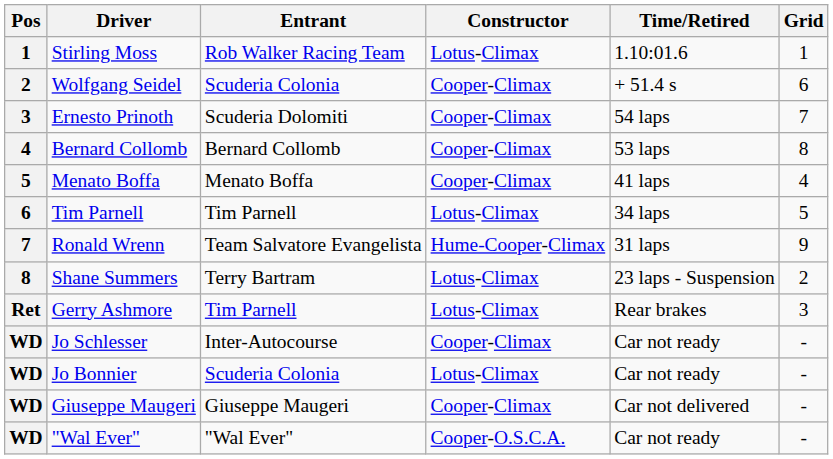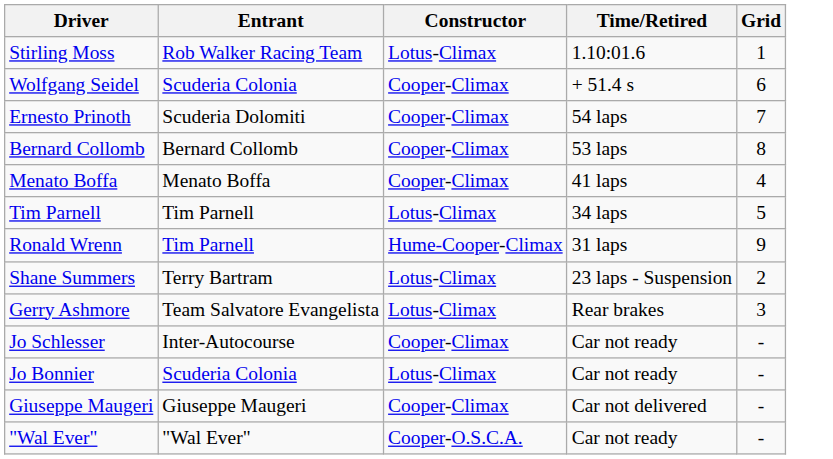- column: (26, 20)
(313, 245) Team Salvatore Evangelista -> (208, 245) Tim Parnell
(251, 309) Tim Parnell -> (271, 309) Team Salvatore Evangelista
